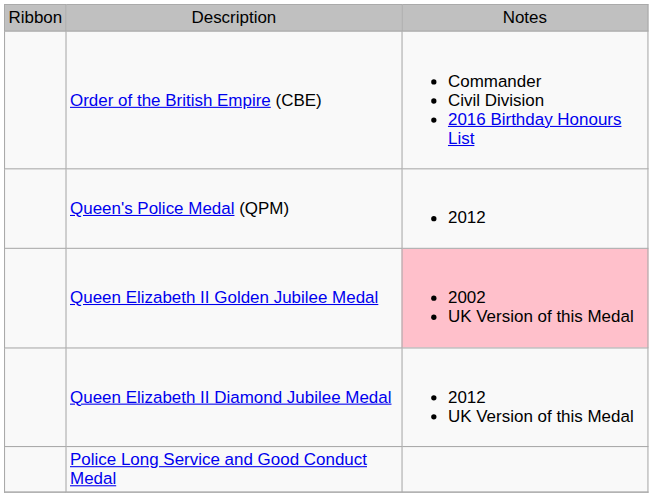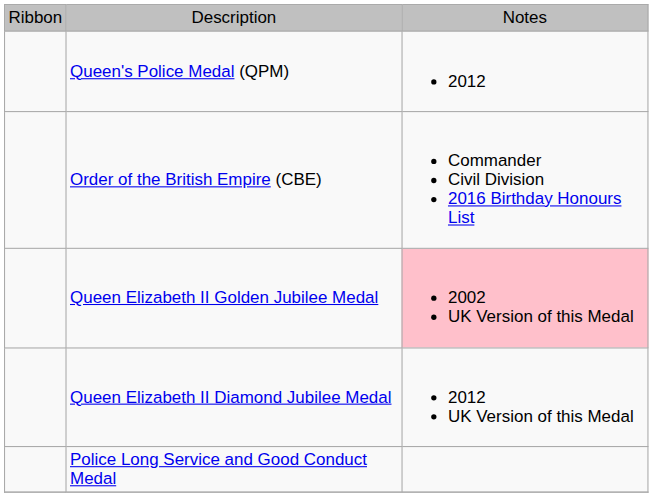rows swapped: (196, 99) <-> (180, 208)
